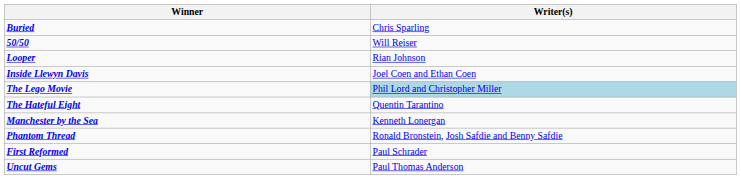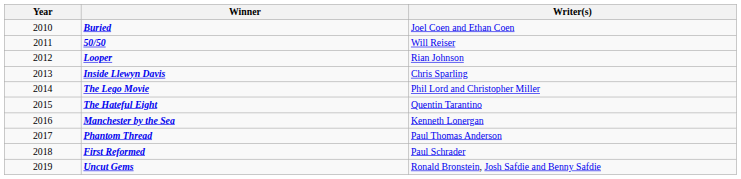+ column: (43, 12)
(401, 27) Chris Sparling -> (463, 27) Joel Coen and Ethan Coen
(424, 74) Joel Coen and Ethan Coen -> (439, 74) Chris Sparling
(437, 89) lightblue background -> (475, 89) no background
(467, 136) Ronald Bronstein, Josh Safdie and Benny Safdie -> (456, 136) Paul Thomas Anderson
(418, 167) Paul Thomas Anderson -> (506, 167) Ronald Bronstein, Josh Safdie and Benny Safdie
